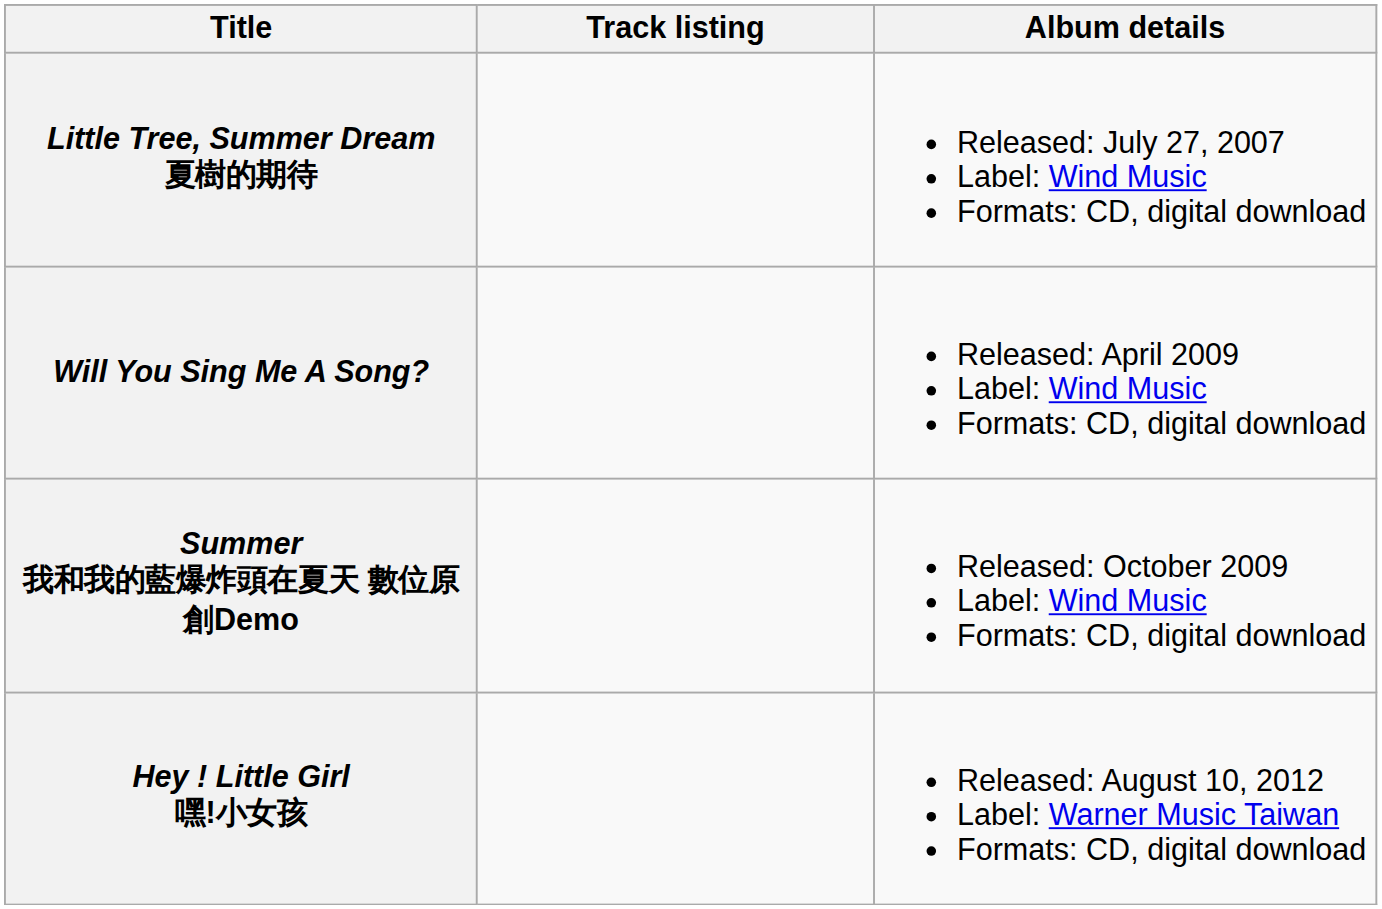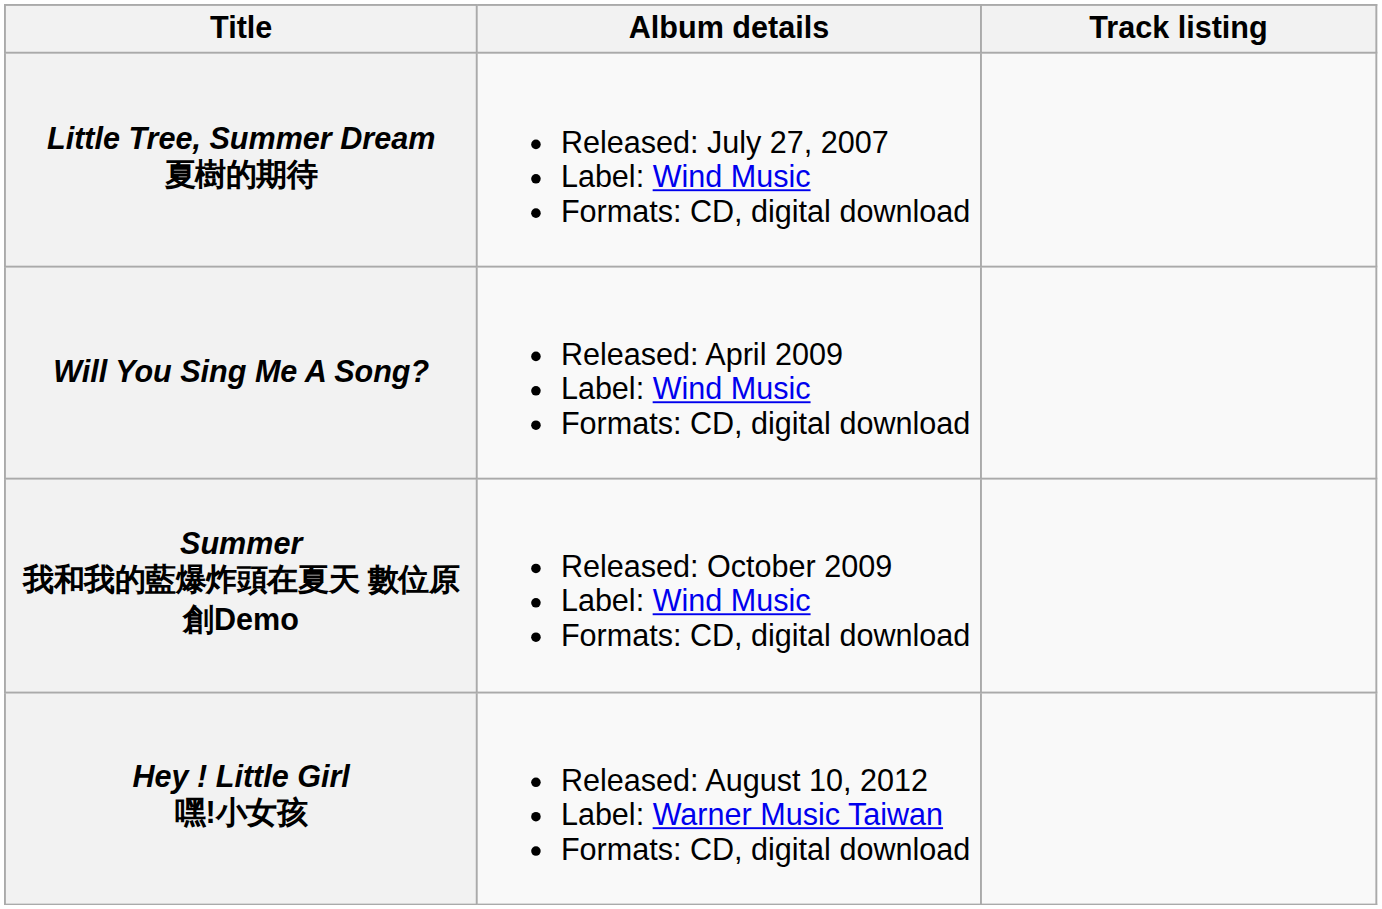columns swapped: (1125, 28) <-> (675, 28)
